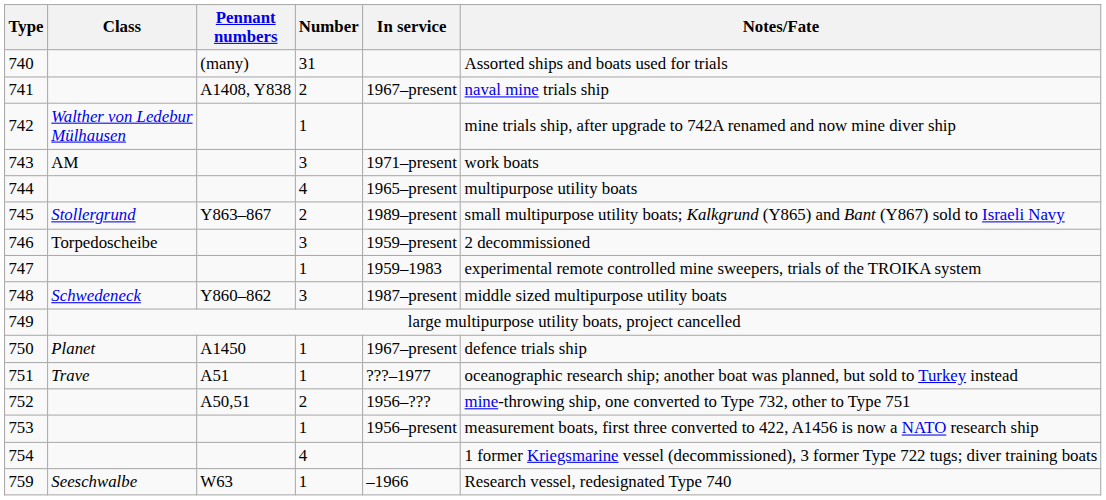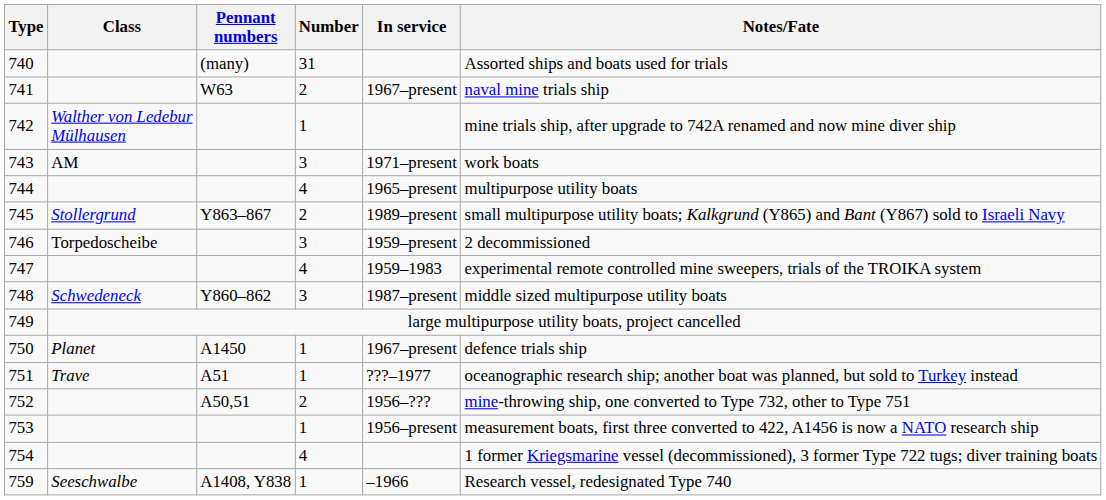(246, 90) A1408, Y838 -> (217, 90) W63
(303, 268) 1 -> (303, 268) 4
(217, 481) W63 -> (246, 481) A1408, Y838
